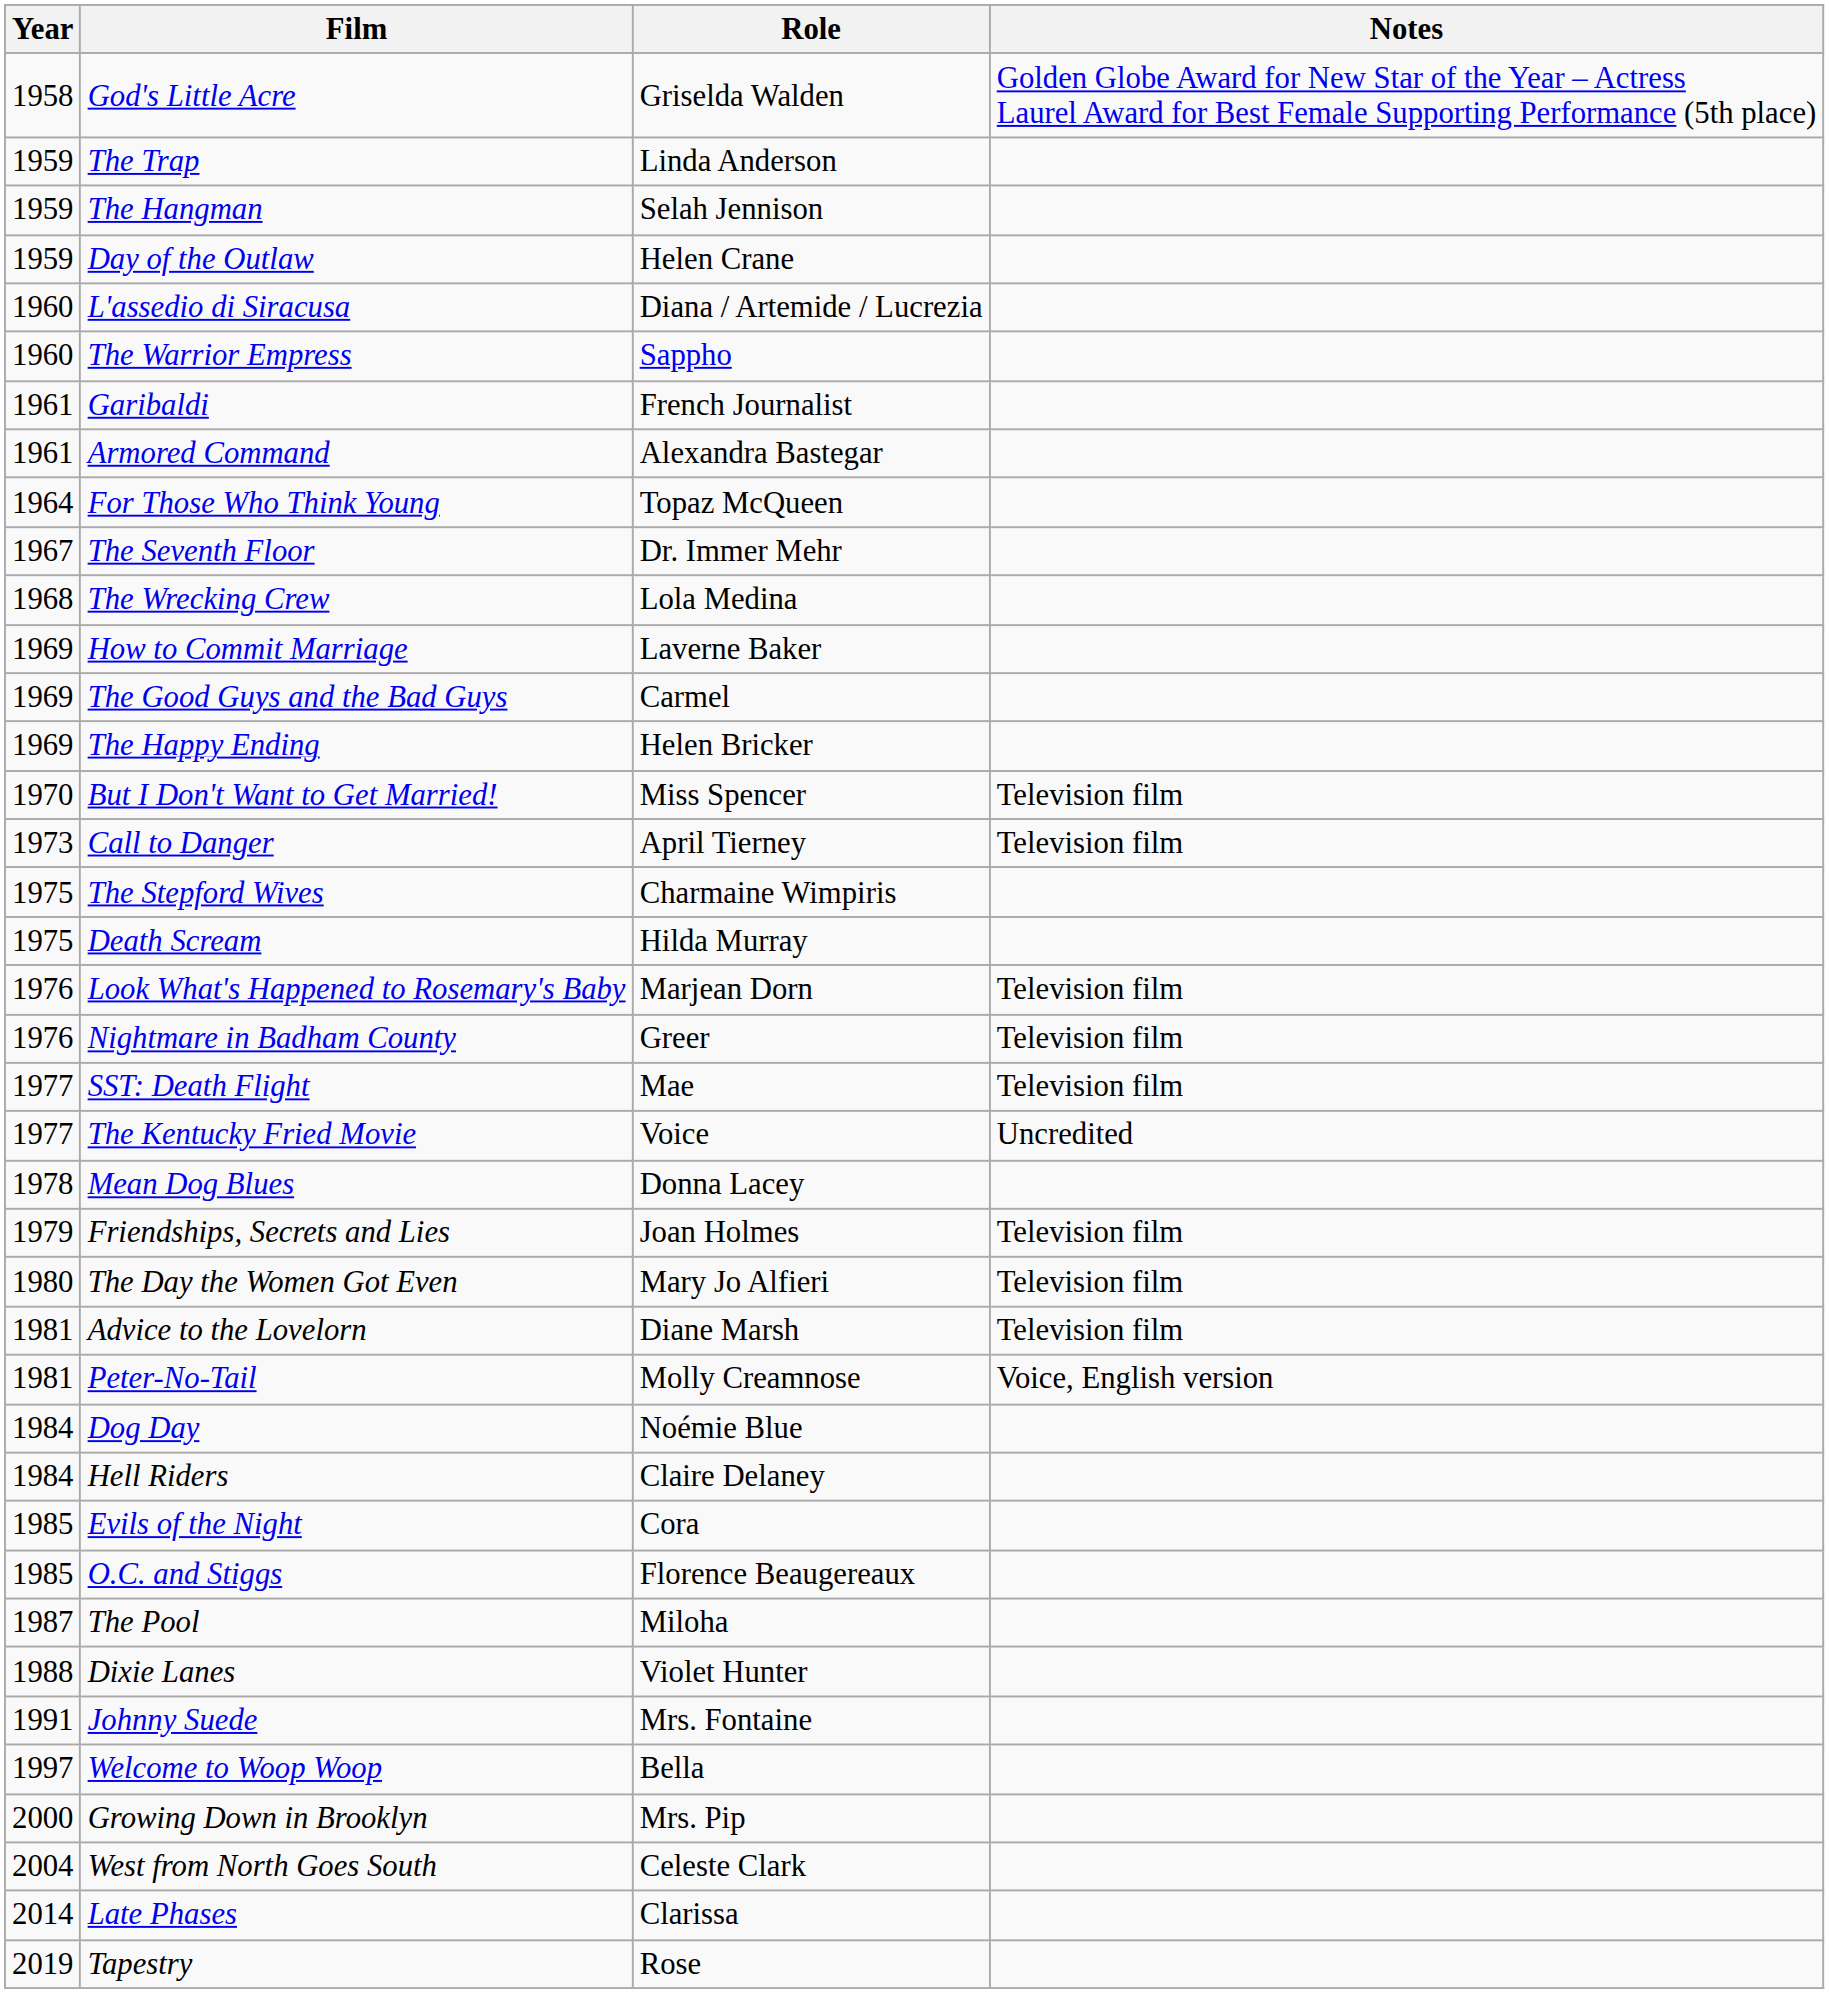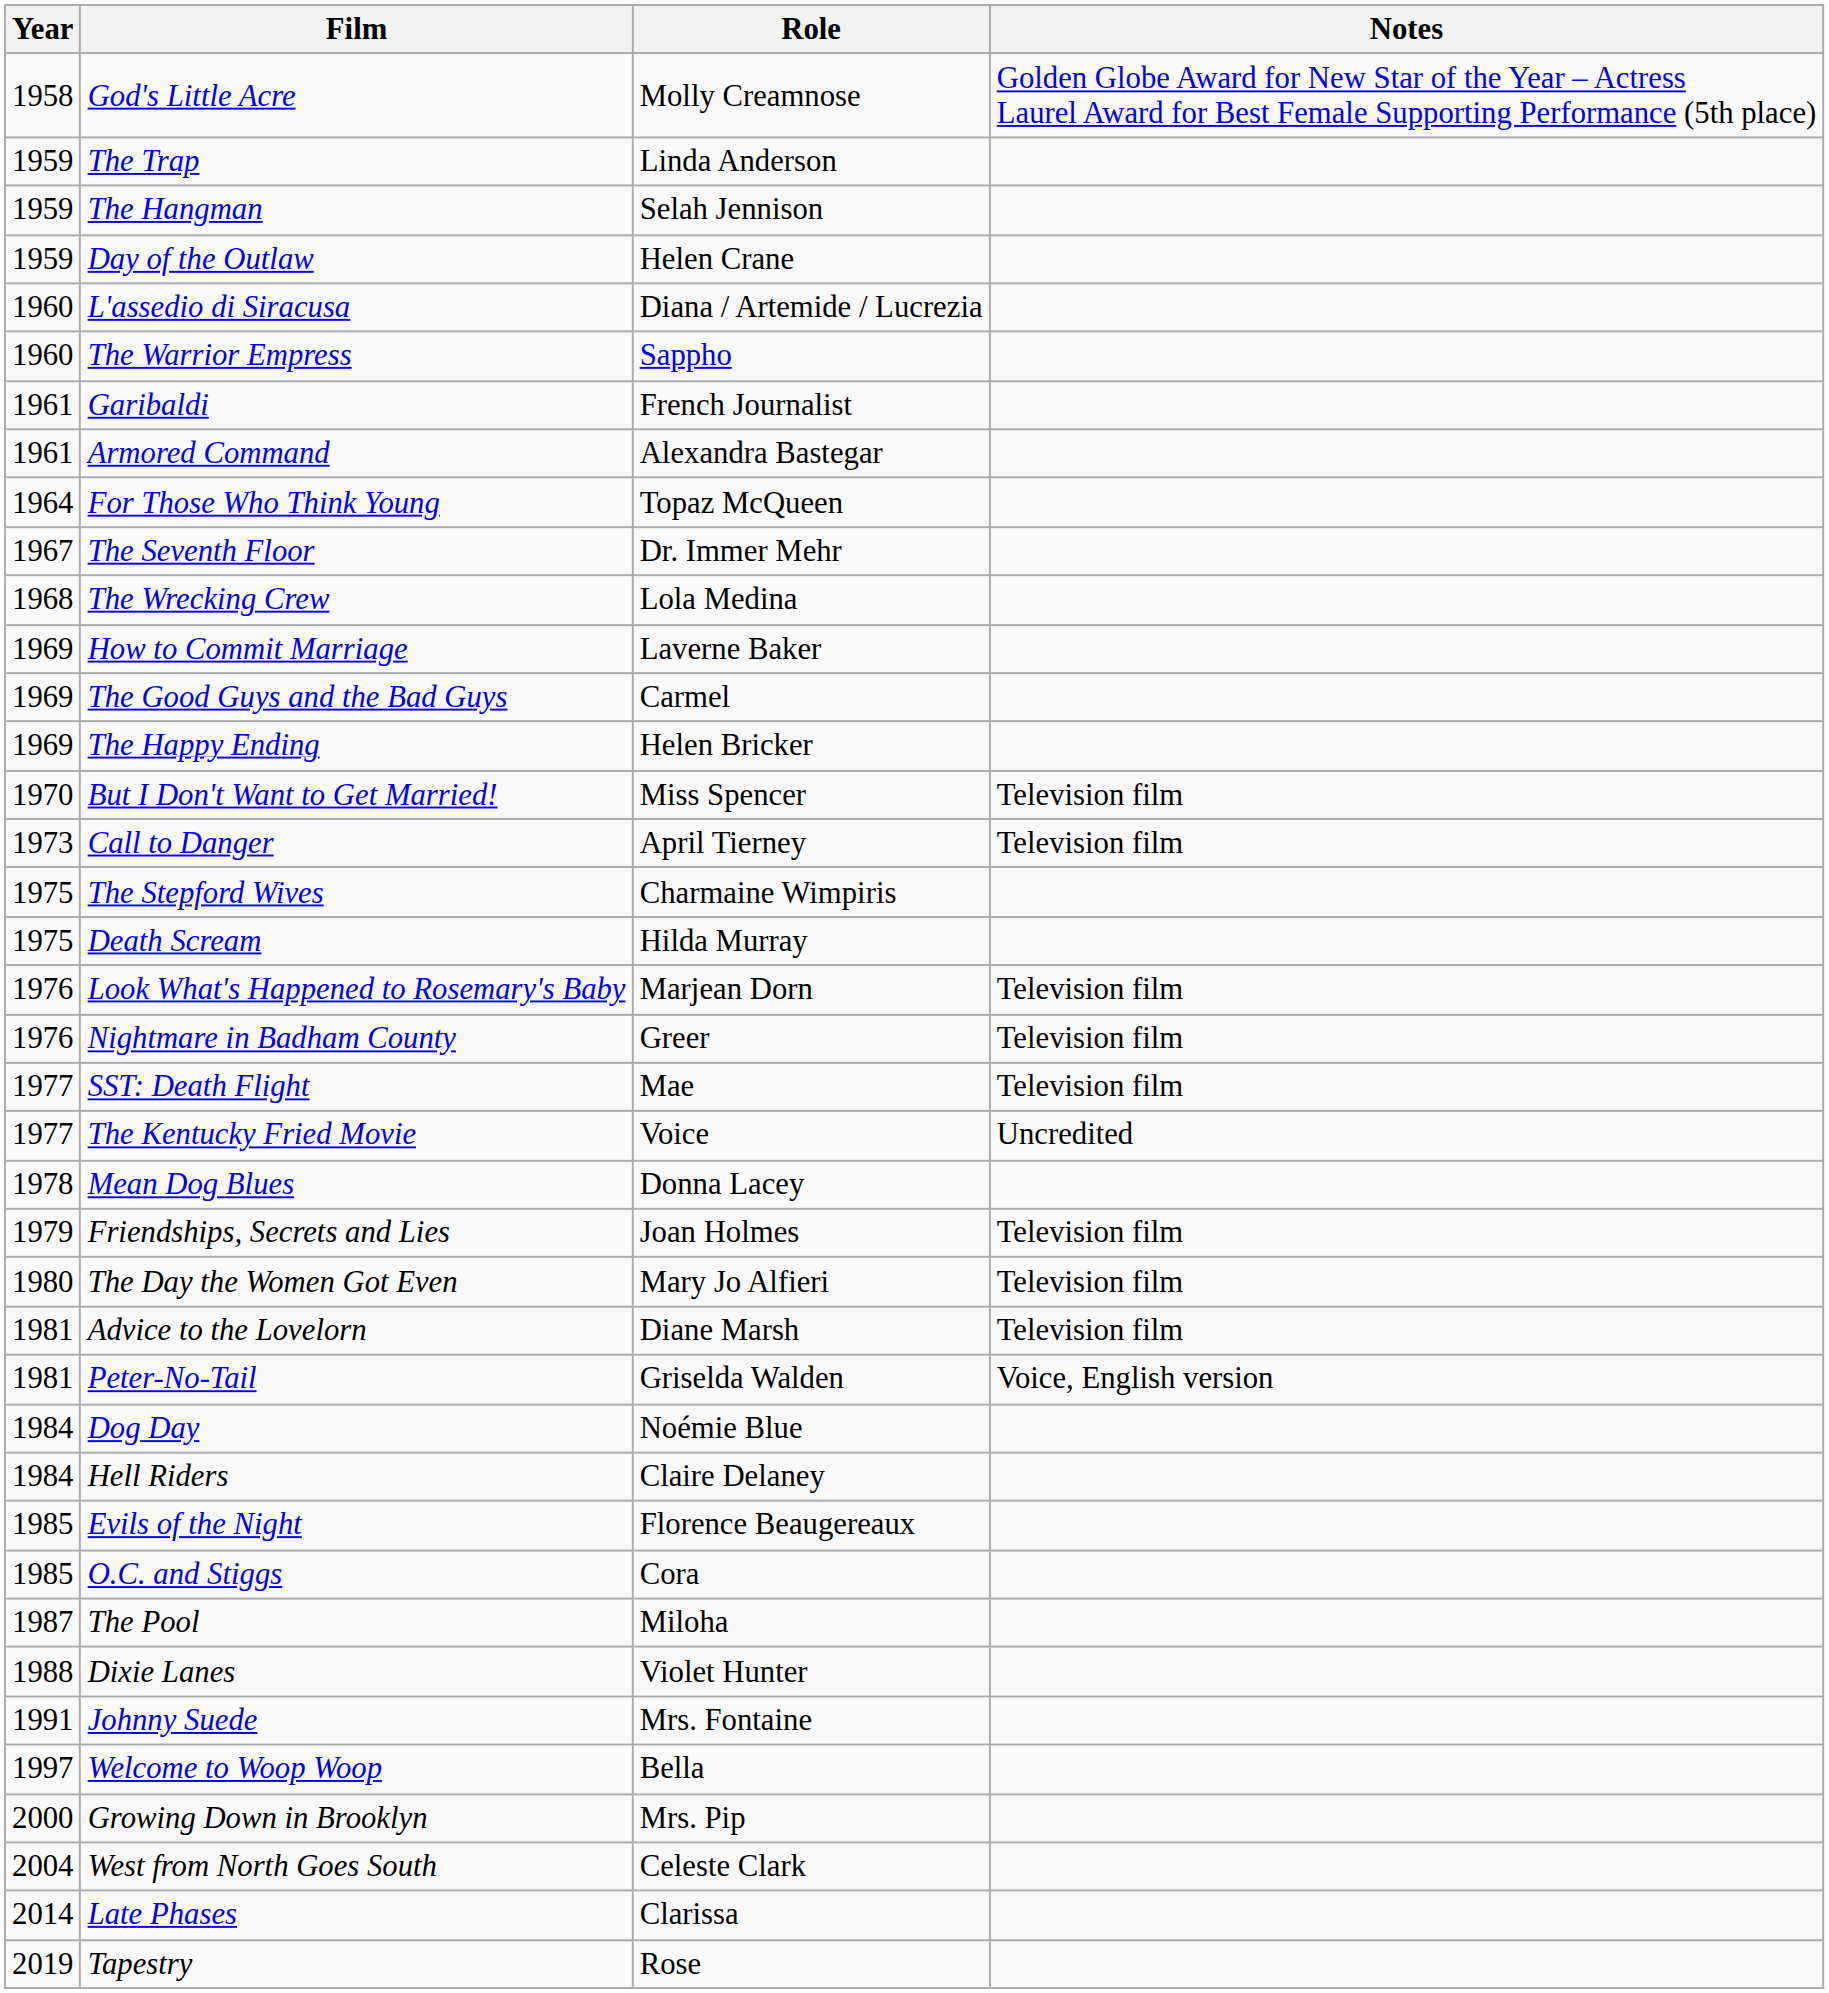(742, 94) Griselda Walden -> (750, 94) Molly Creamnose
(750, 1378) Molly Creamnose -> (742, 1378) Griselda Walden
(670, 1525) Cora -> (777, 1525) Florence Beaugereaux
(777, 1573) Florence Beaugereaux -> (670, 1573) Cora
